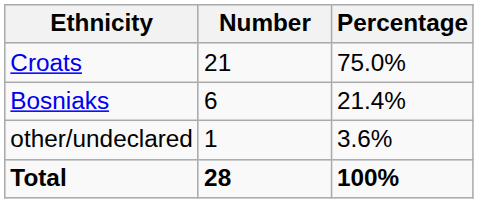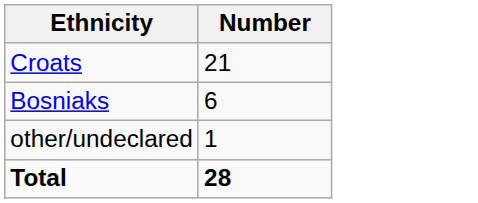- column: (402, 23)
